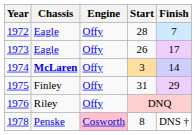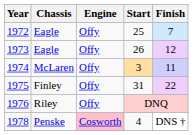(142, 31) 28 -> (138, 31) 25
(174, 49) 17 -> (170, 49) 12
(56, 67) bold -> (54, 67) normal
(174, 67) 14 -> (170, 67) 11
(174, 85) 29 -> (170, 85) 22
(142, 121) 8 -> (138, 121) 4
